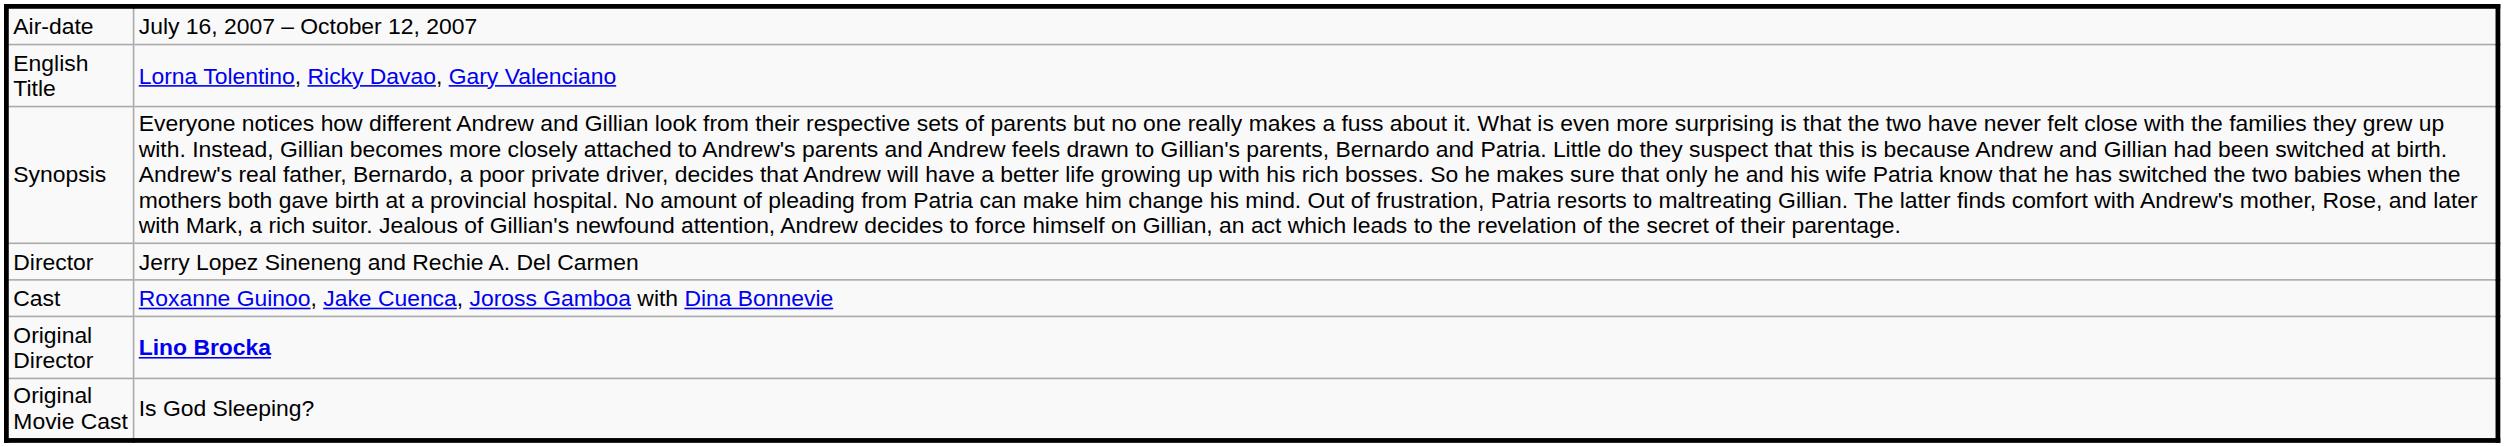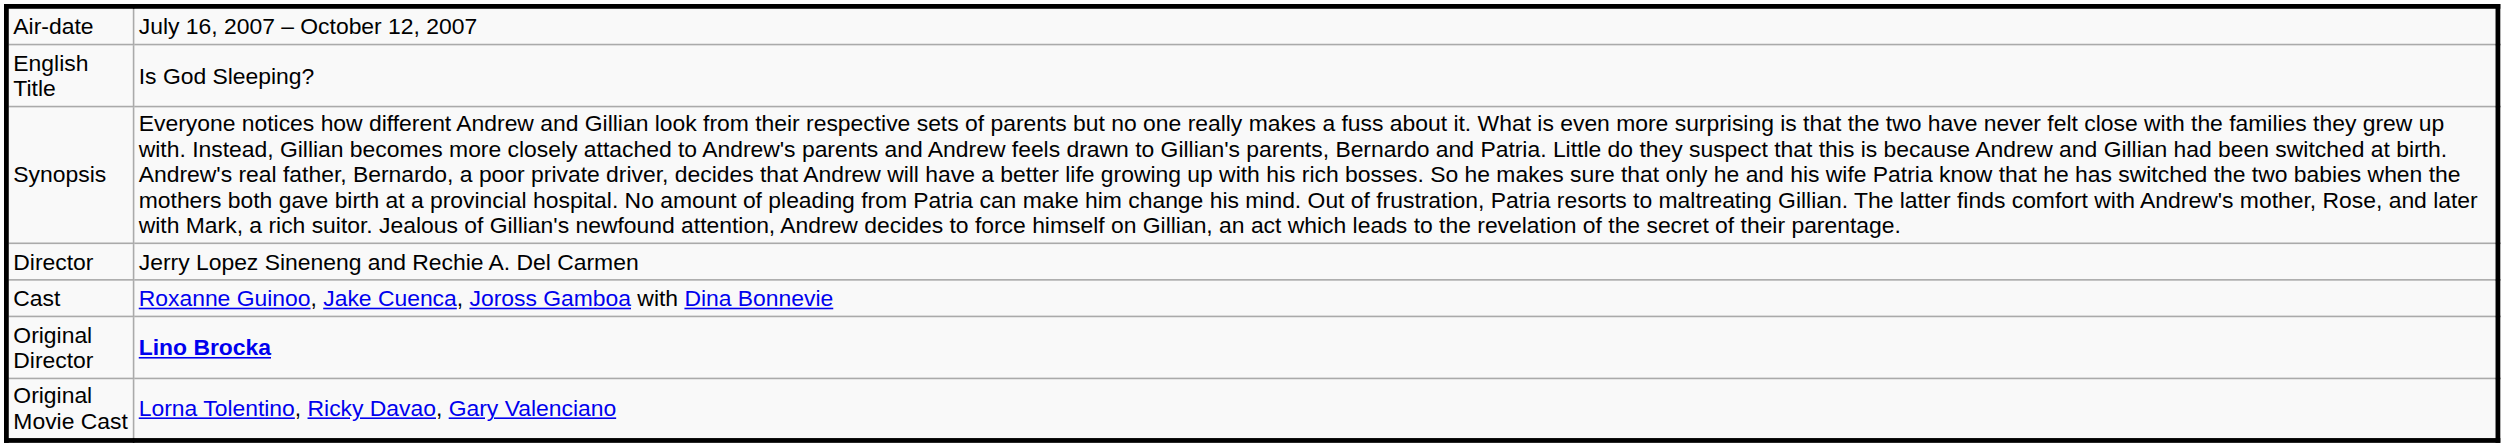(377, 75) Lorna Tolentino, Ricky Davao, Gary Valenciano -> (227, 75) Is God Sleeping?
(227, 409) Is God Sleeping? -> (377, 409) Lorna Tolentino, Ricky Davao, Gary Valenciano
